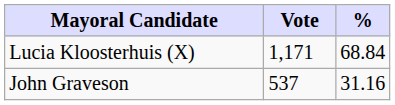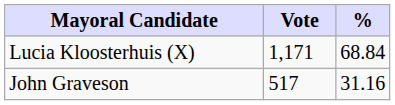(283, 83) 537 -> (283, 83) 517
